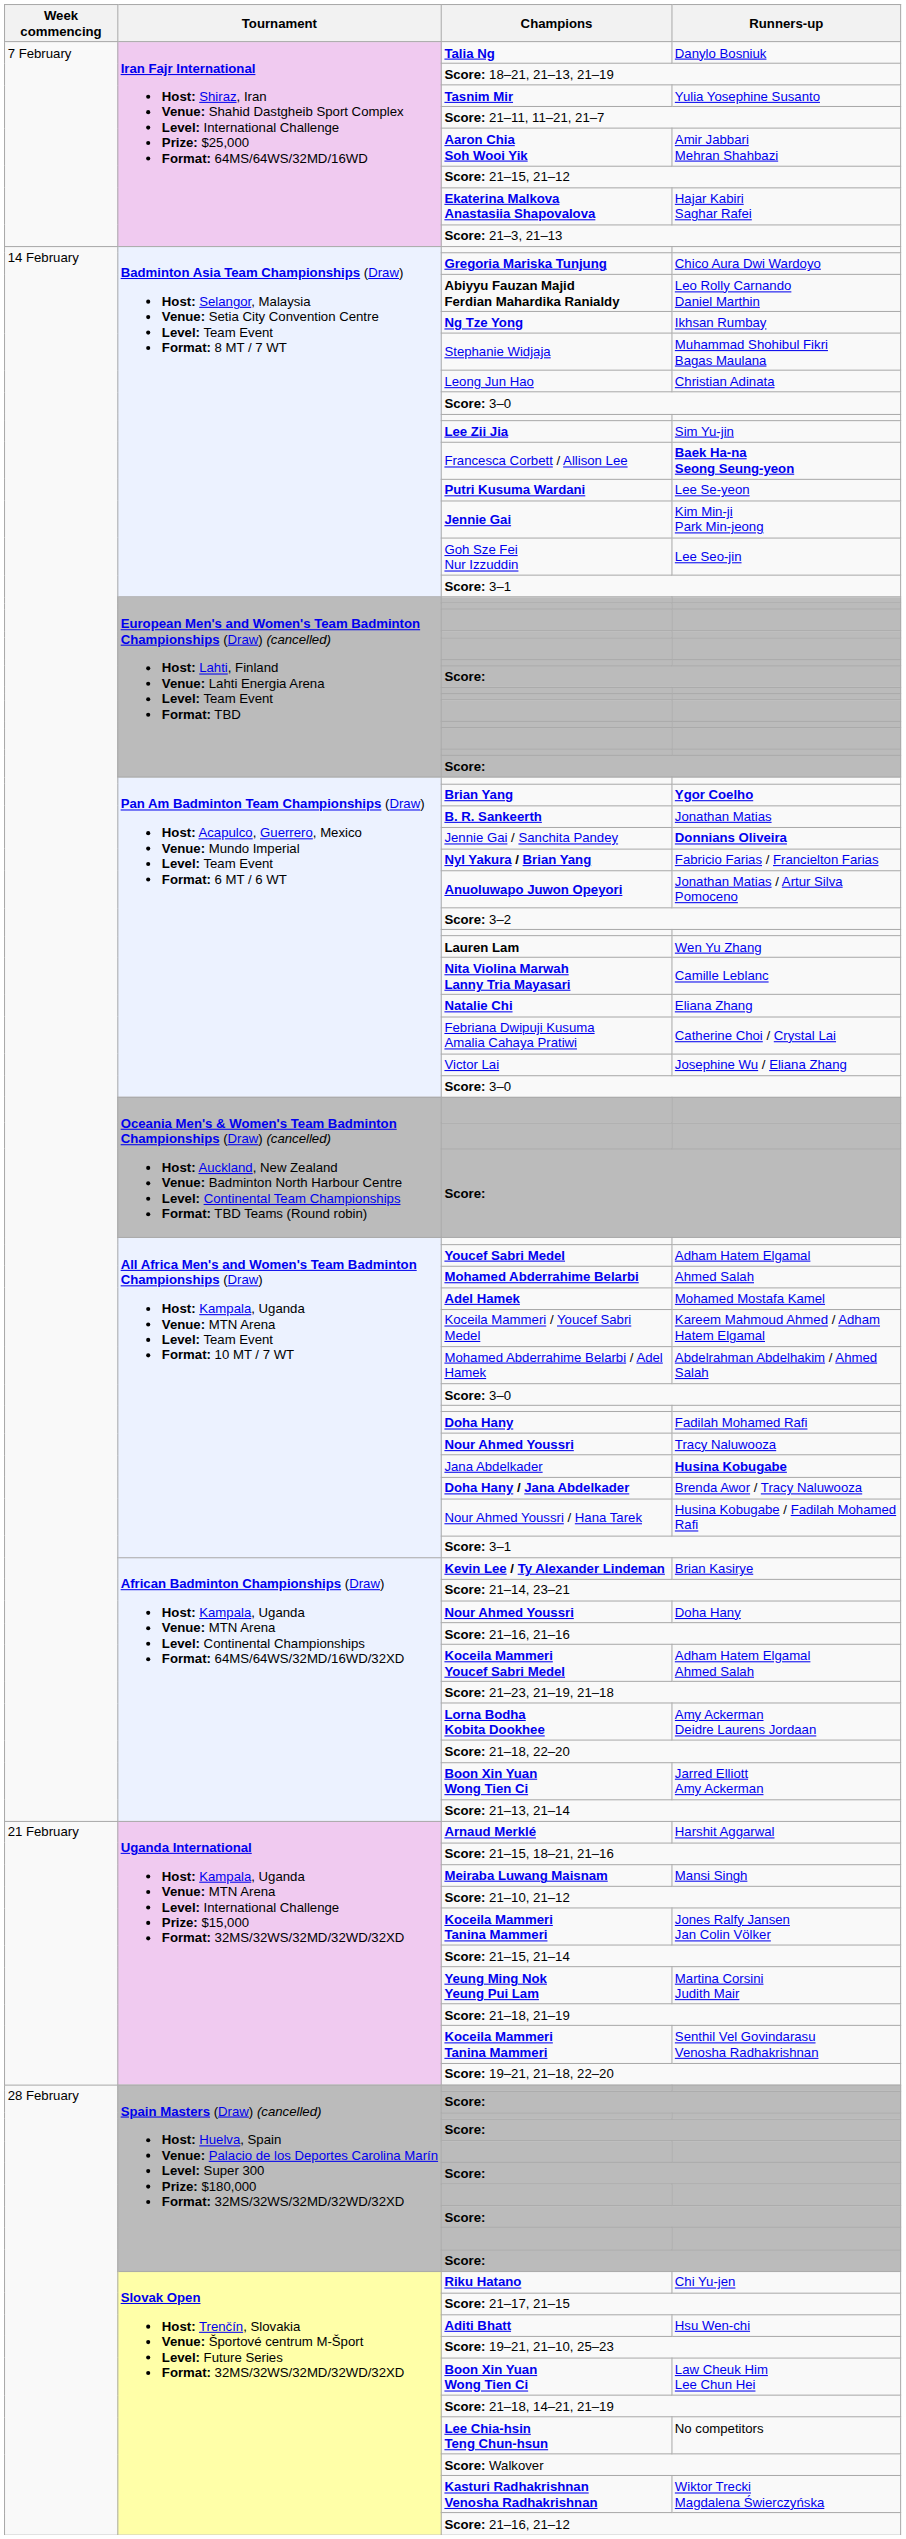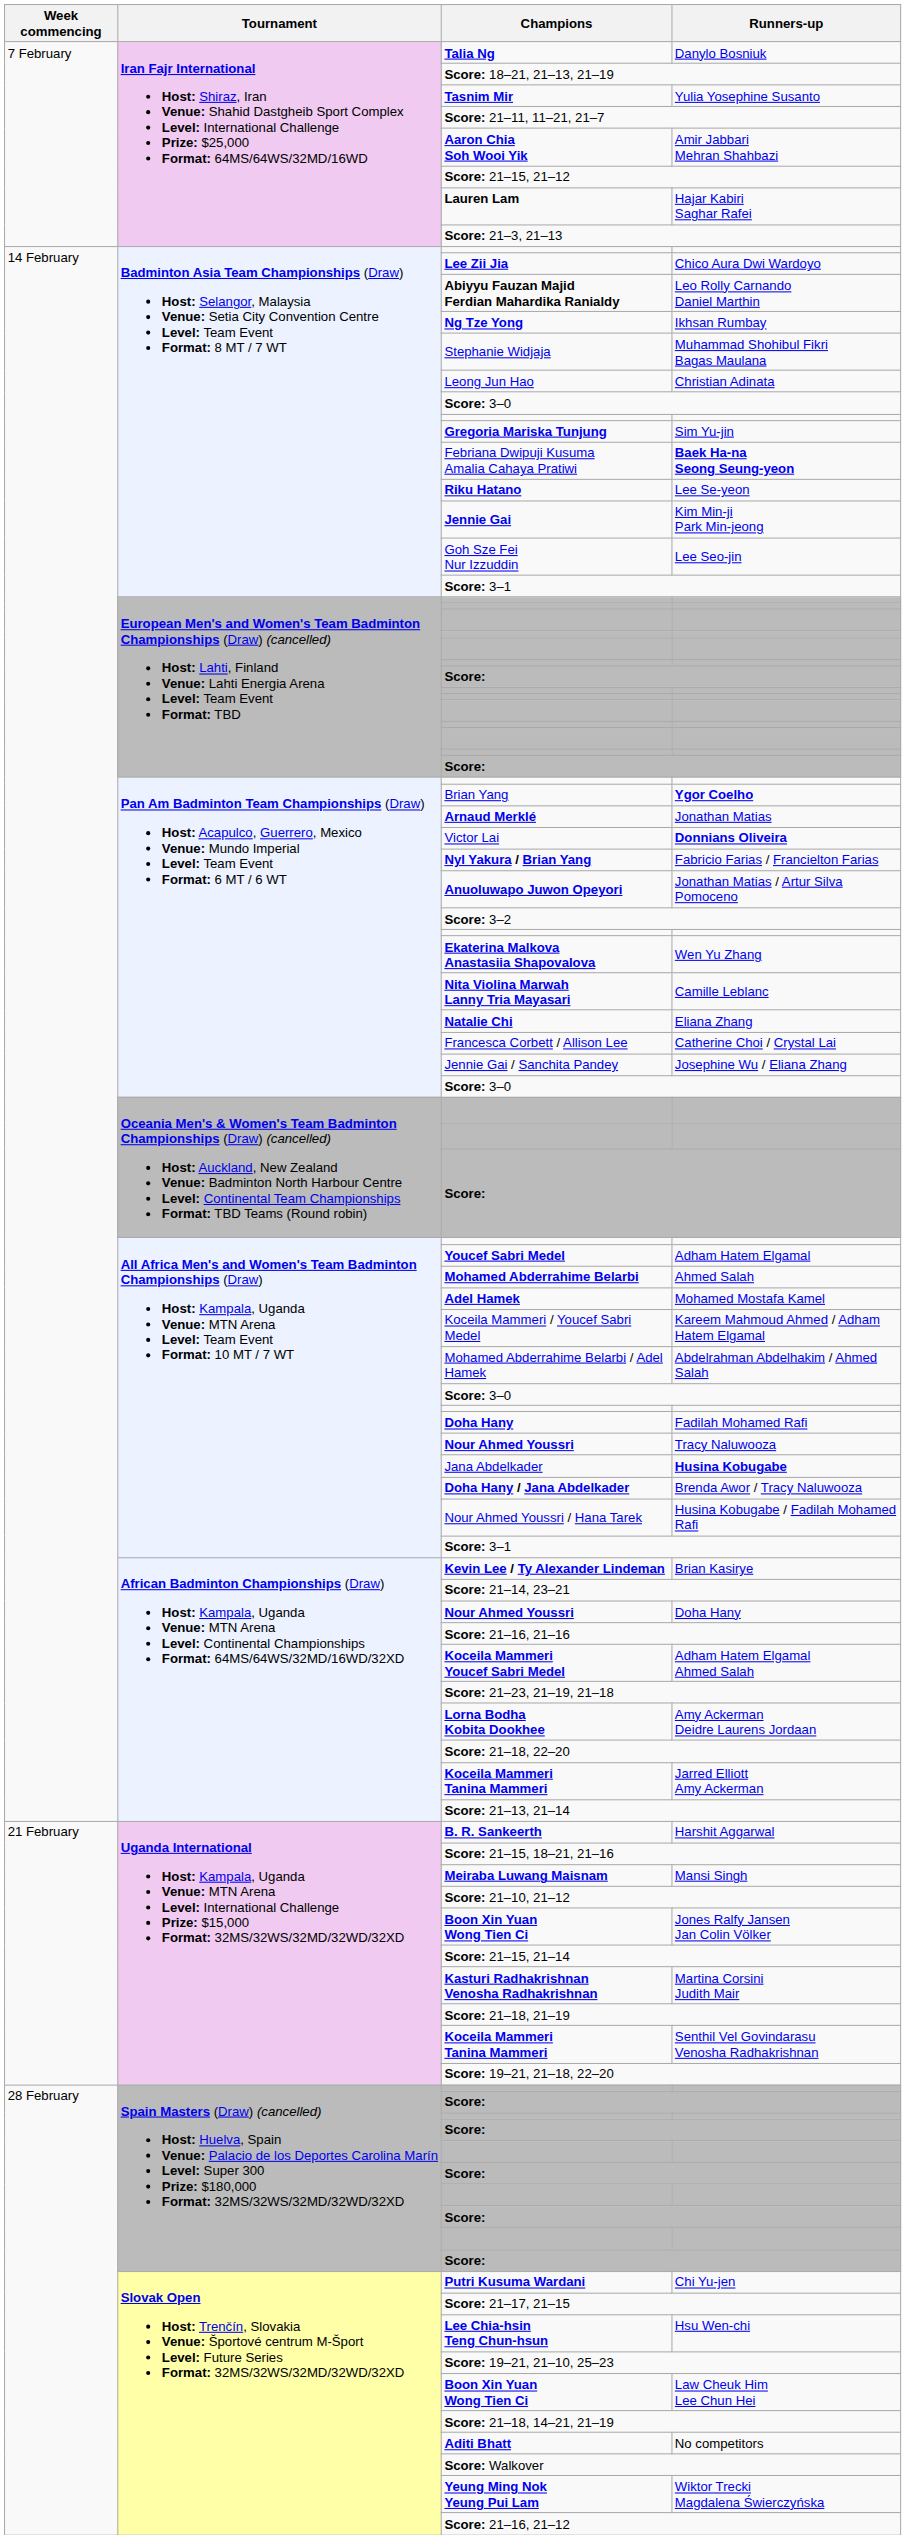(520, 206) Ekaterina Malkova Anastasiia Shapovalova -> (482, 198) Lauren Lam
(526, 263) Gregoria Mariska Tunjung -> (476, 263) Lee Zii Jia
(476, 431) Lee Zii Jia -> (526, 431) Gregoria Mariska Tunjung
(536, 460) Francesca Corbett / Allison Lee -> (520, 460) Febriana Dwipuji Kusuma Amalia Cahaya Pratiwi
(515, 490) Putri Kusuma Wardani -> (483, 490) Riku Hatano
(479, 794) bold -> (476, 794) normal
(493, 816) B. R. Sankeerth -> (490, 816) Arnaud Merklé
(531, 838) Jennie Gai / Sanchita Pandey -> (472, 838) Victor Lai
(482, 947) Lauren Lam -> (520, 954) Ekaterina Malkova Anastasiia Shapovalova
(520, 1035) Febriana Dwipuji Kusuma Amalia Cahaya Pratiwi -> (536, 1043) Francesca Corbett / Allison Lee
(472, 1064) Victor Lai -> (531, 1064) Jennie Gai / Sanchita Pandey
(491, 1781) Boon Xin Yuan Wong Tien Ci -> (499, 1781) Koceila Mammeri Tanina Mammeri
(490, 1832) Arnaud Merklé -> (493, 1832) B. R. Sankeerth
(499, 1926) Koceila Mammeri Tanina Mammeri -> (491, 1926) Boon Xin Yuan Wong Tien Ci
(496, 1985) Yeung Ming Nok Yeung Pui Lam -> (521, 1985) Kasturi Radhakrishnan Venosha Radhakrishnan
(483, 2282) Riku Hatano -> (515, 2282) Putri Kusuma Wardani
(478, 2325) Aditi Bhatt -> (496, 2333) Lee Chia-hsin Teng Chun-hsun
(496, 2435) Lee Chia-hsin Teng Chun-hsun -> (478, 2443) Aditi Bhatt
(521, 2494) Kasturi Radhakrishnan Venosha Radhakrishnan -> (496, 2494) Yeung Ming Nok Yeung Pui Lam
